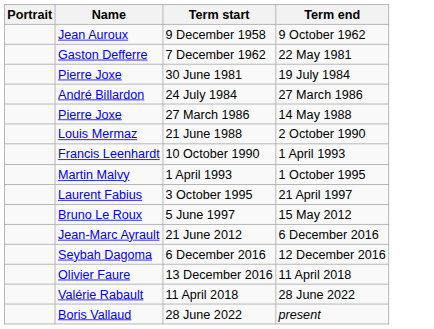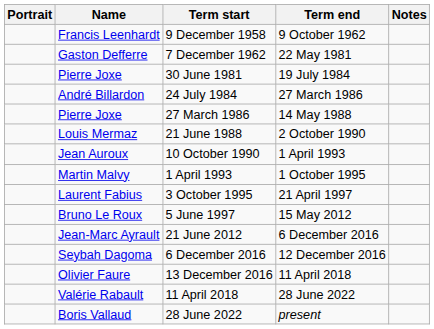+ column: (409, 15)
(93, 35) Jean Auroux -> (109, 35) Francis Leenhardt
(109, 154) Francis Leenhardt -> (93, 154) Jean Auroux
